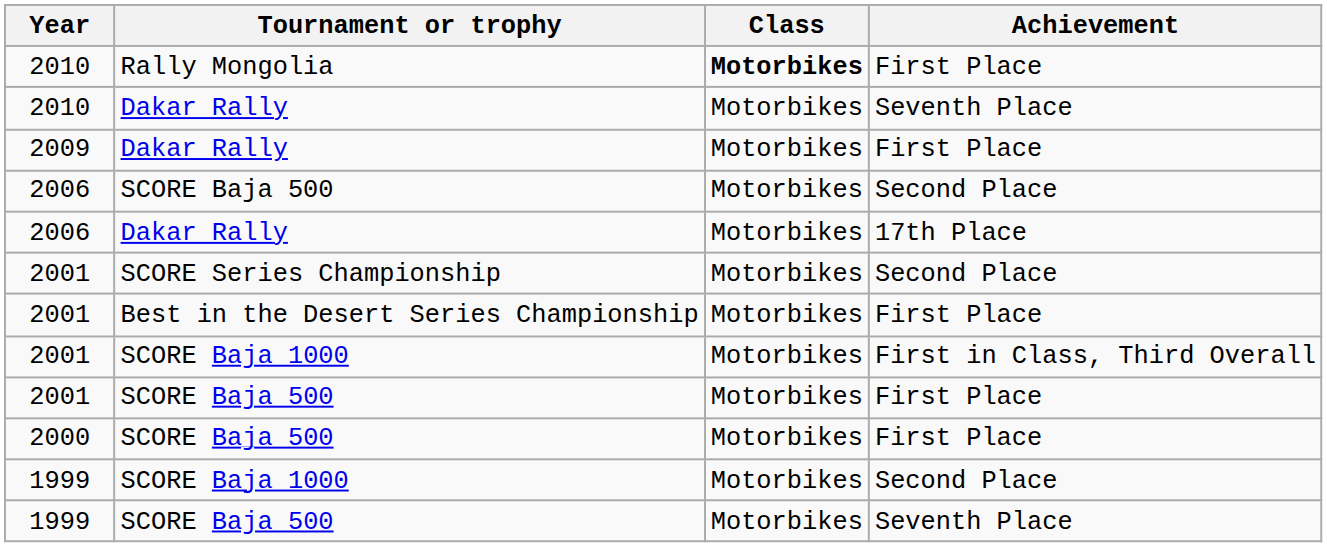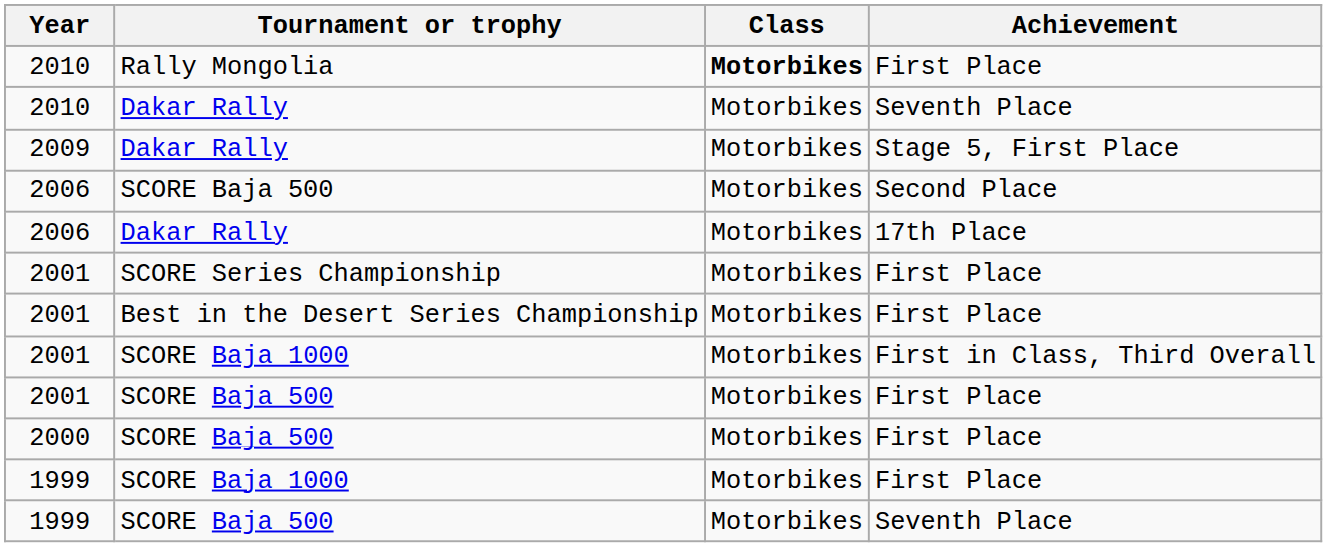(959, 150) First Place -> (1027, 150) Stage 5, First Place
(966, 274) Second Place -> (959, 274) First Place
(966, 480) Second Place -> (959, 480) First Place
